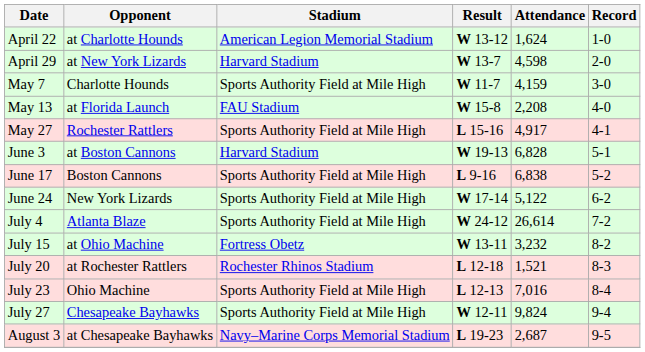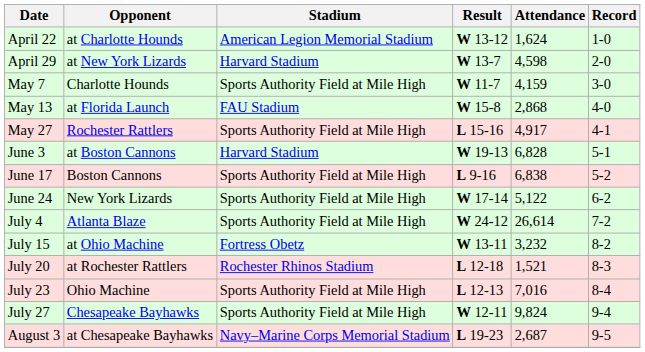(531, 107) 2,208 -> (531, 107) 2,868
